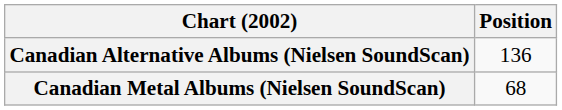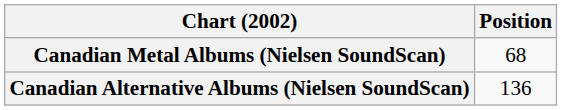rows swapped: (240, 54) <-> (240, 88)
